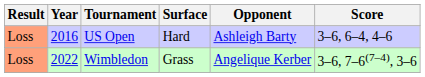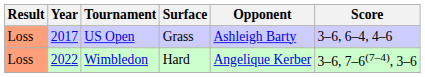(64, 36) 2016 -> (64, 36) 2017
(176, 36) Hard -> (178, 36) Grass
(178, 60) Grass -> (176, 60) Hard
